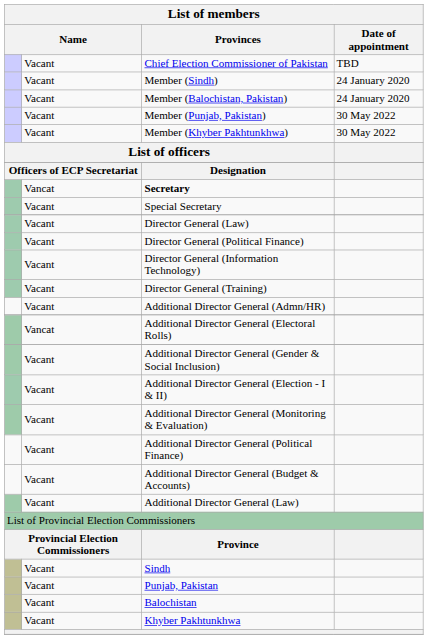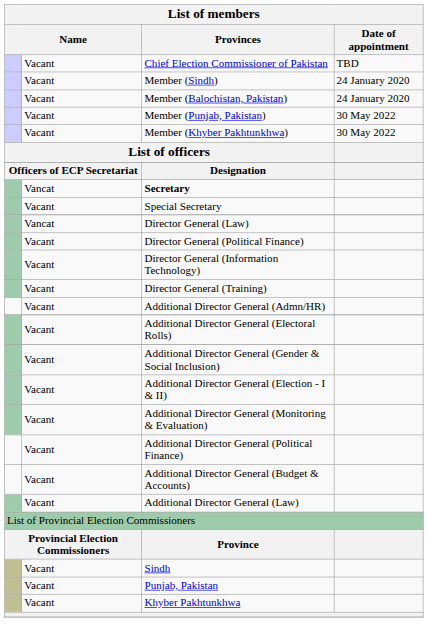(39, 223) Vacant -> (39, 223) Vancat
(39, 329) Vancat -> (39, 329) Vacant
- row: (171, 603)
